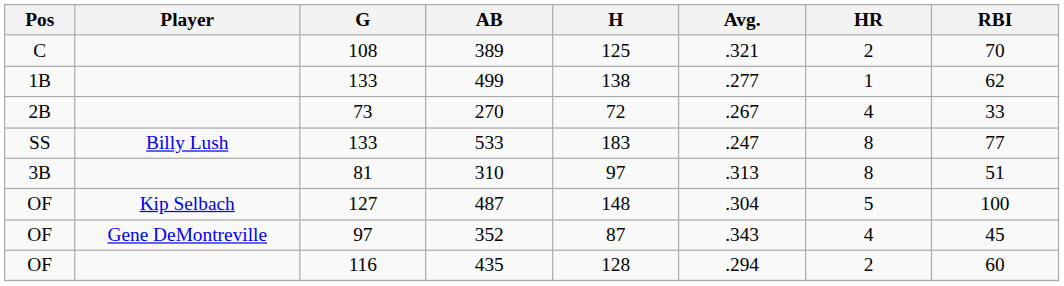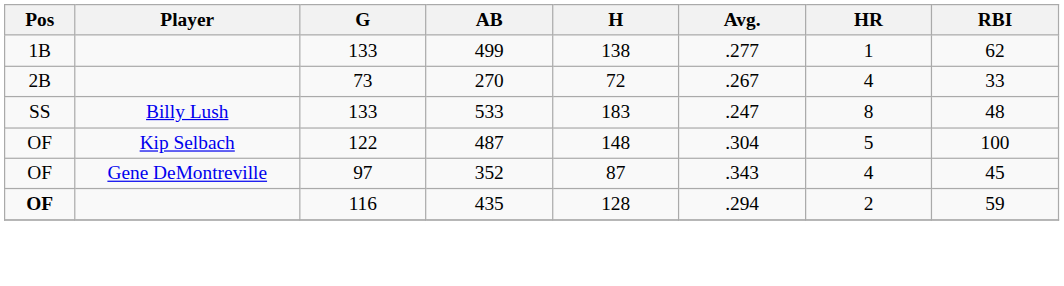- row: (489, 50)
(995, 142) 77 -> (995, 111) 48
- row: (489, 173)
(363, 204) 127 -> (363, 142) 122
(40, 265) normal -> (40, 204) bold
(995, 265) 60 -> (995, 204) 59
